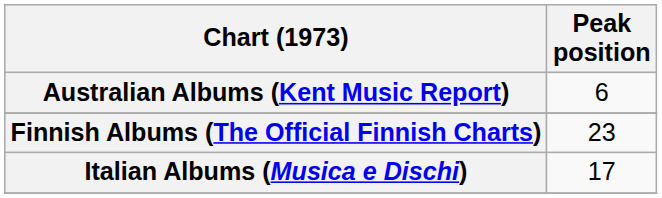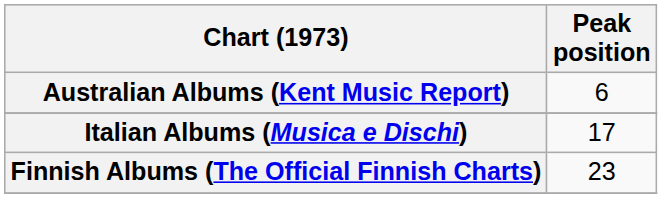rows swapped: (276, 132) <-> (276, 172)
